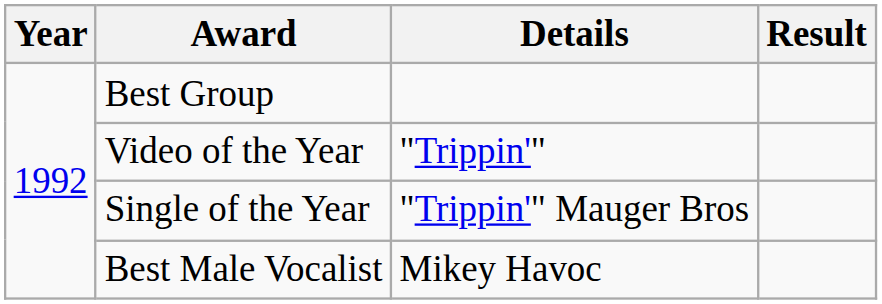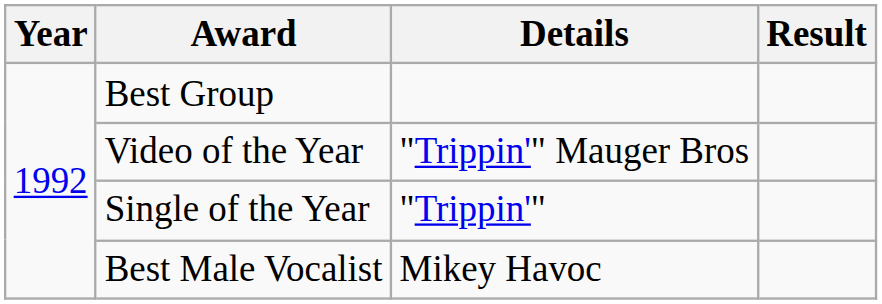(473, 151) "Trippin'" -> (574, 151) "Trippin'" Mauger Bros
(574, 209) "Trippin'" Mauger Bros -> (473, 209) "Trippin'"
